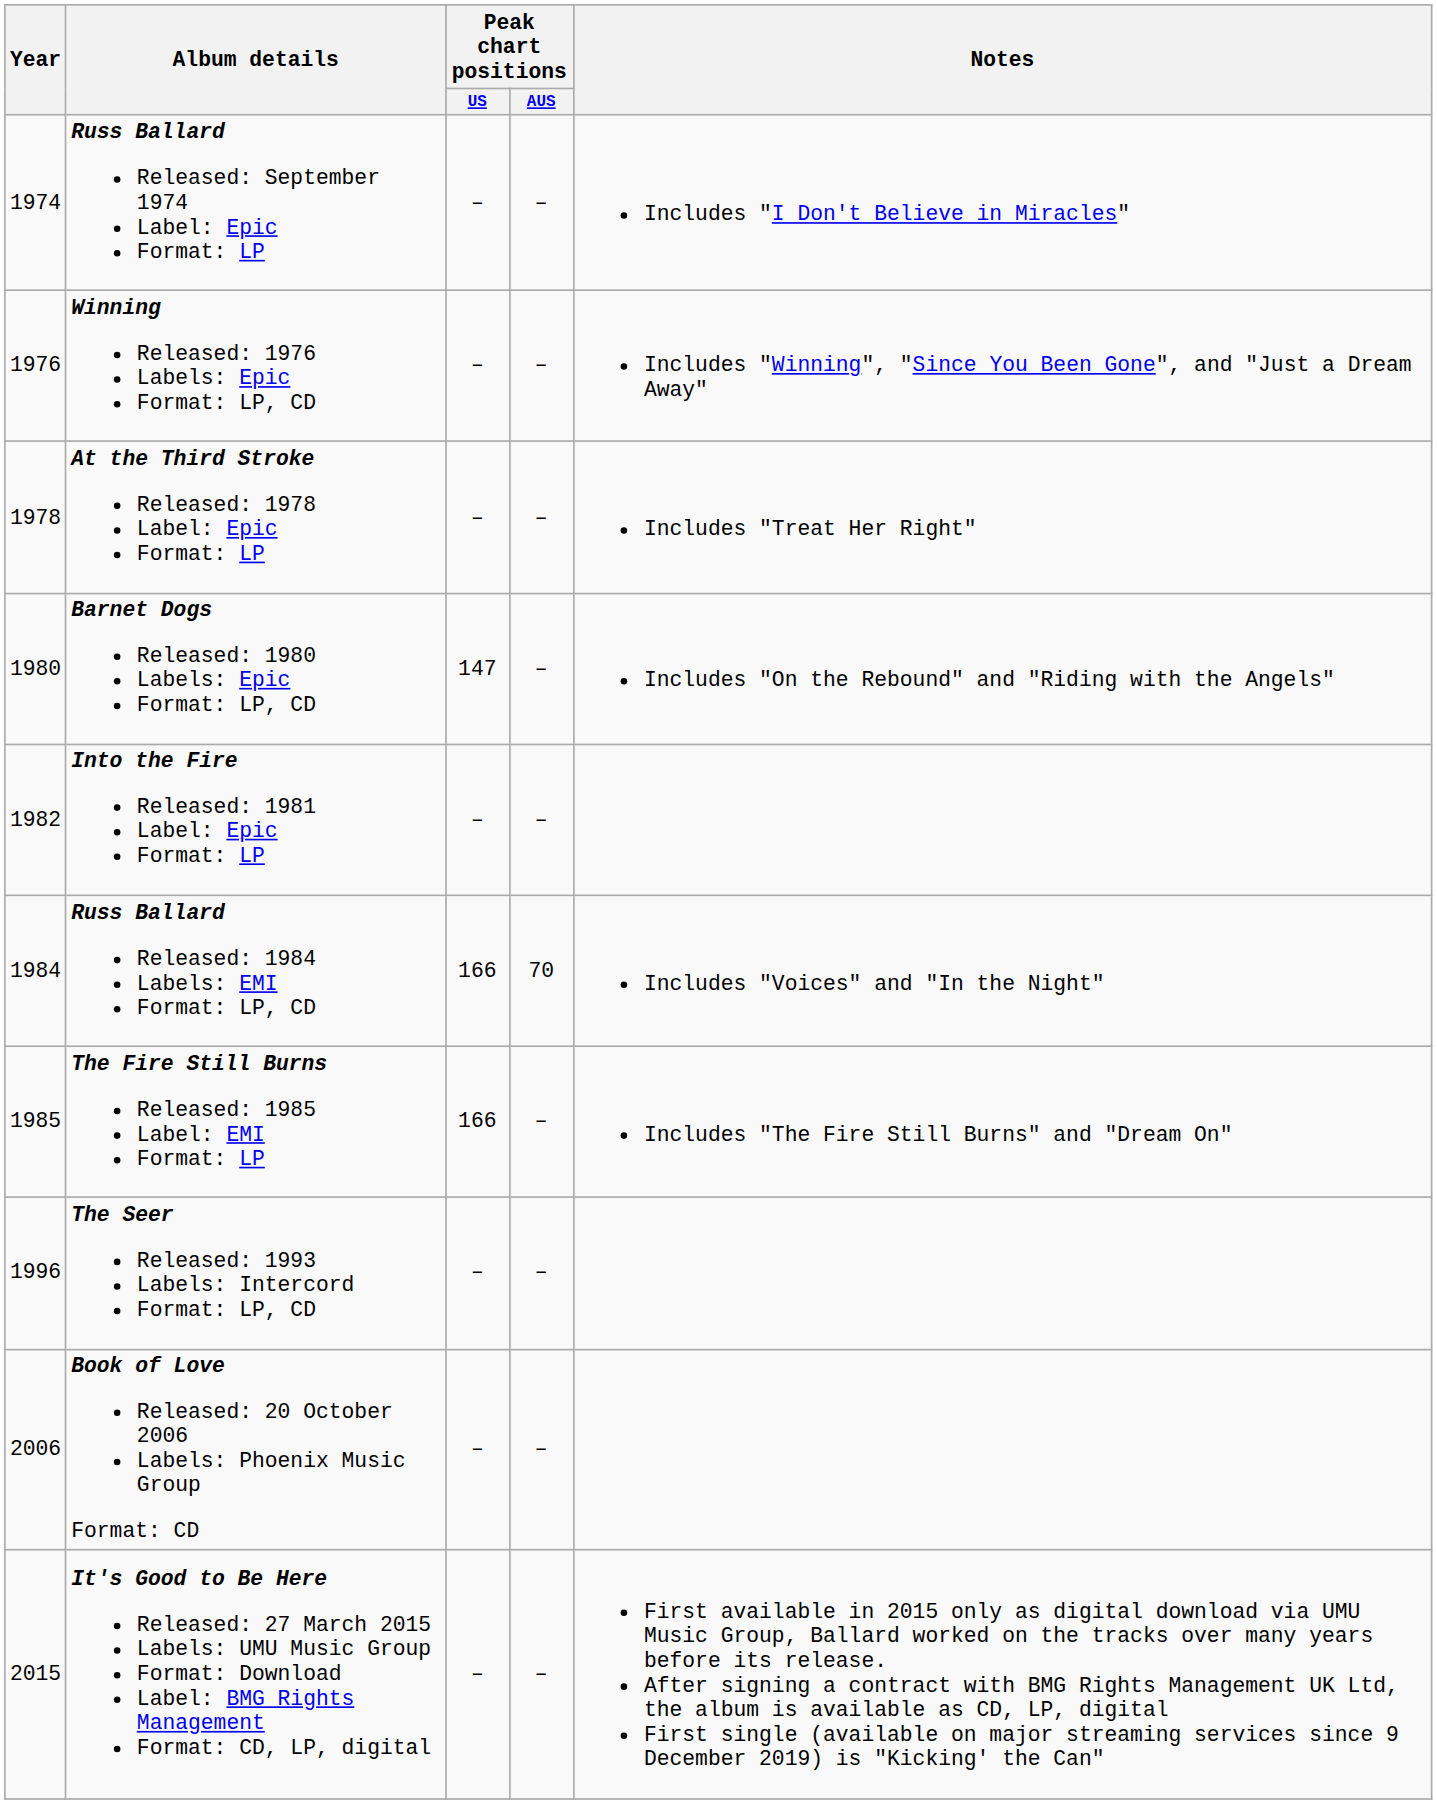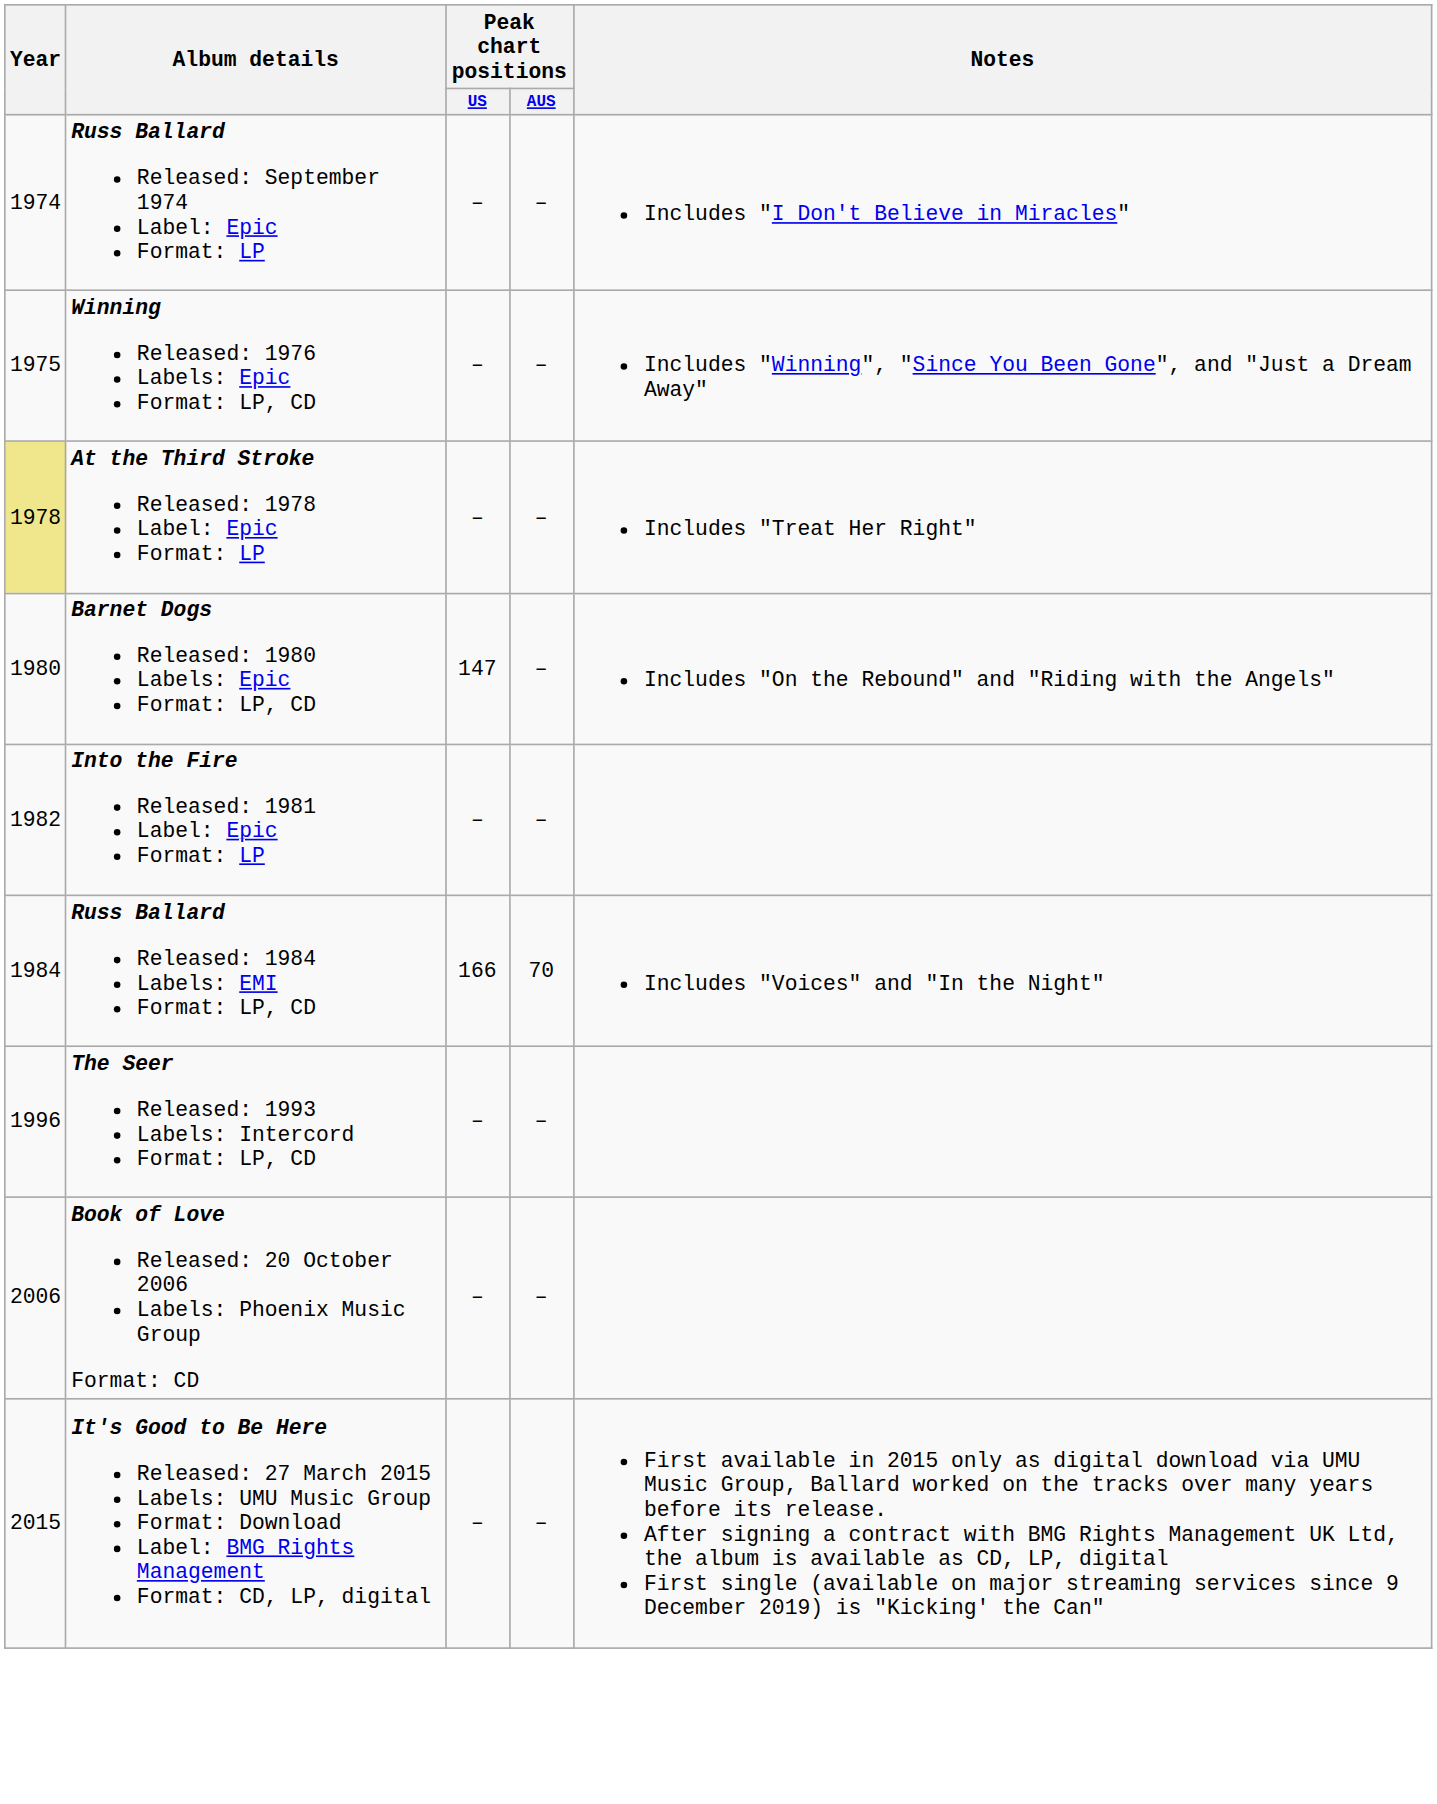(35, 366) 1976 -> (35, 366) 1975
(35, 517) no background -> (35, 517) khaki background
- row: (256, 1111)
